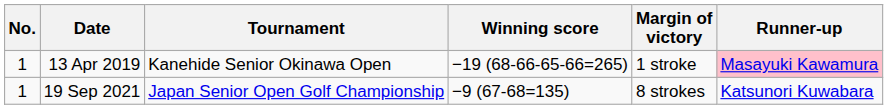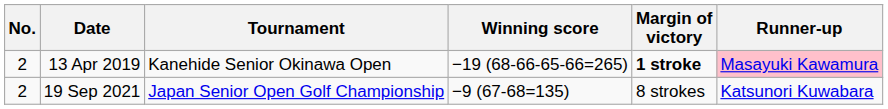(22, 64) 1 -> (22, 64) 2
(666, 64) normal -> (669, 64) bold
(22, 91) 1 -> (22, 91) 2
